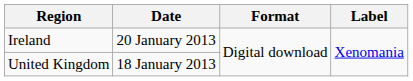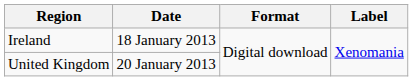(166, 40) 20 January 2013 -> (166, 40) 18 January 2013
(166, 64) 18 January 2013 -> (166, 64) 20 January 2013
